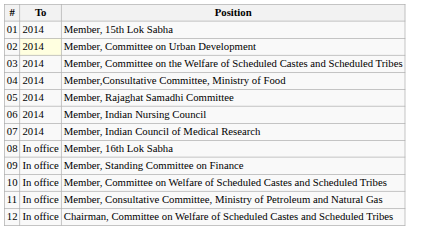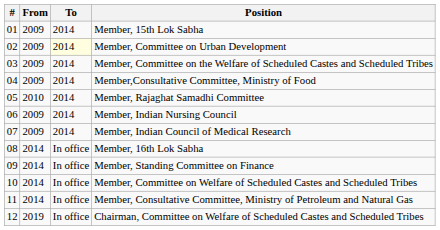+ column: (35, 13)
